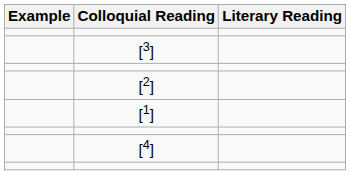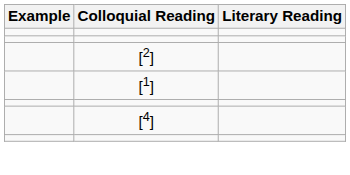- row: (39, 50)
